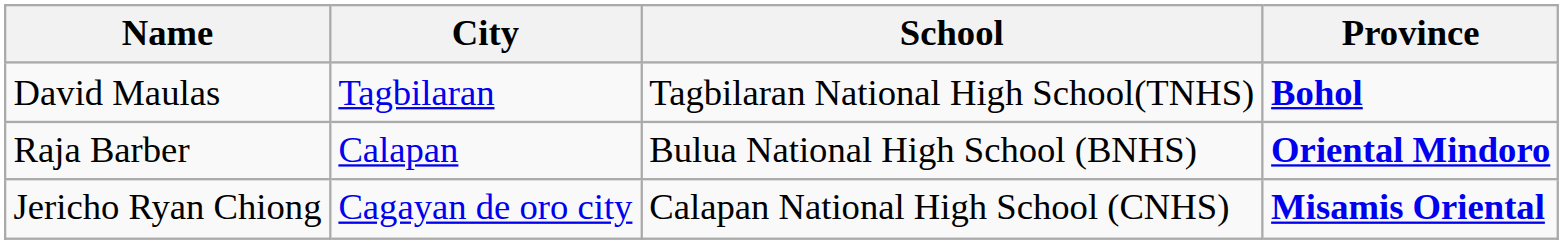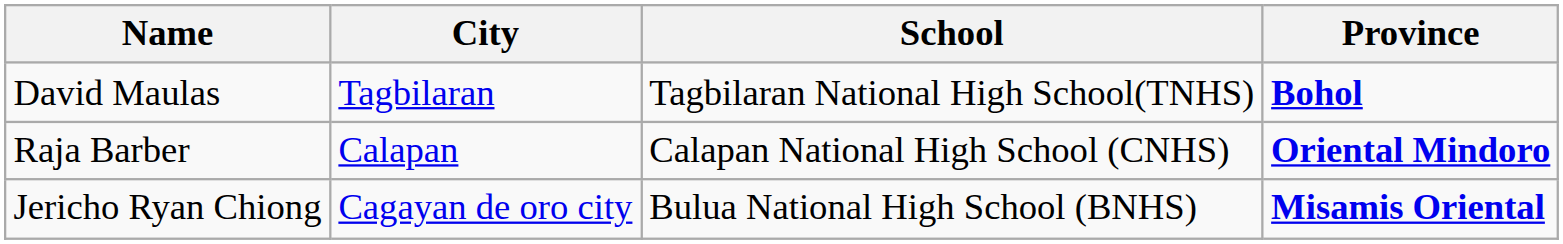(923, 149) Bulua National High School (BNHS) -> (939, 149) Calapan National High School (CNHS)
(939, 207) Calapan National High School (CNHS) -> (923, 207) Bulua National High School (BNHS)
